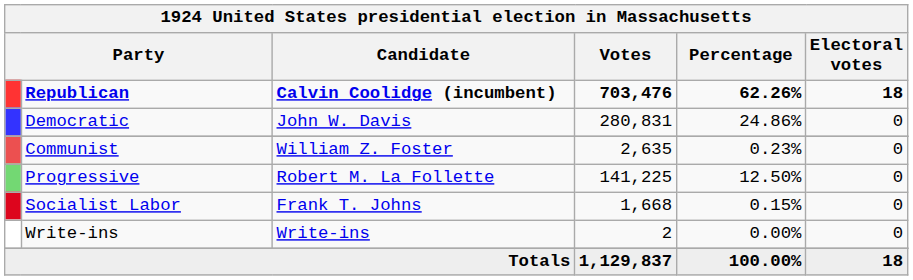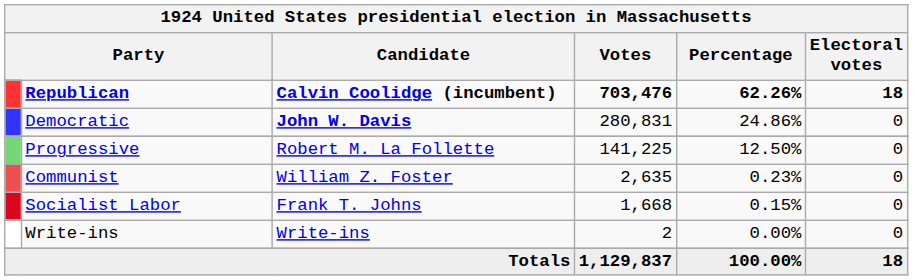(344, 122) normal -> (344, 122) bold
rows swapped: (82, 178) <-> (72, 150)
